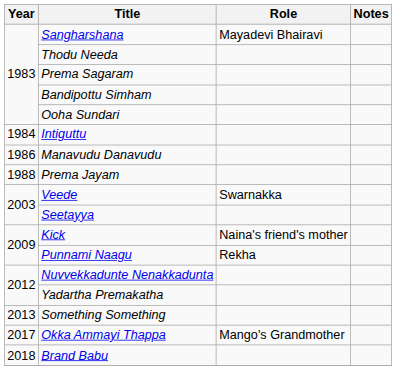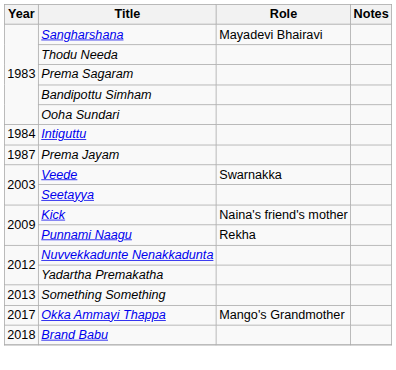- row: (101, 154)
(21, 174) 1988 -> (21, 154) 1987
